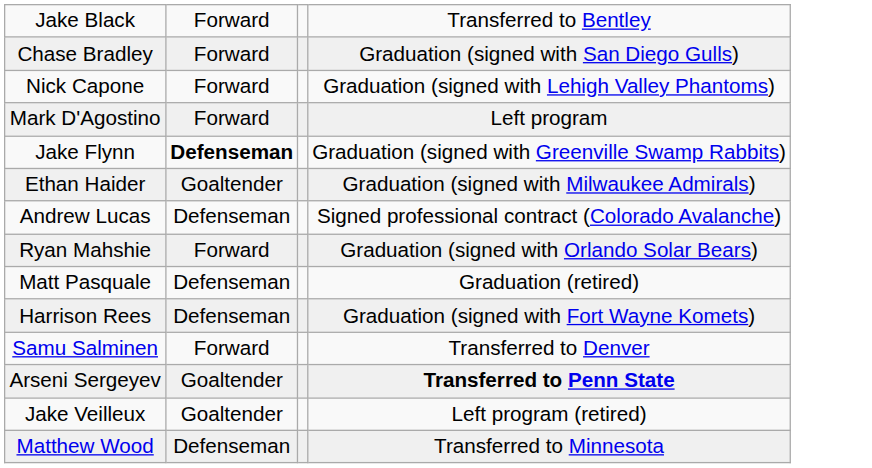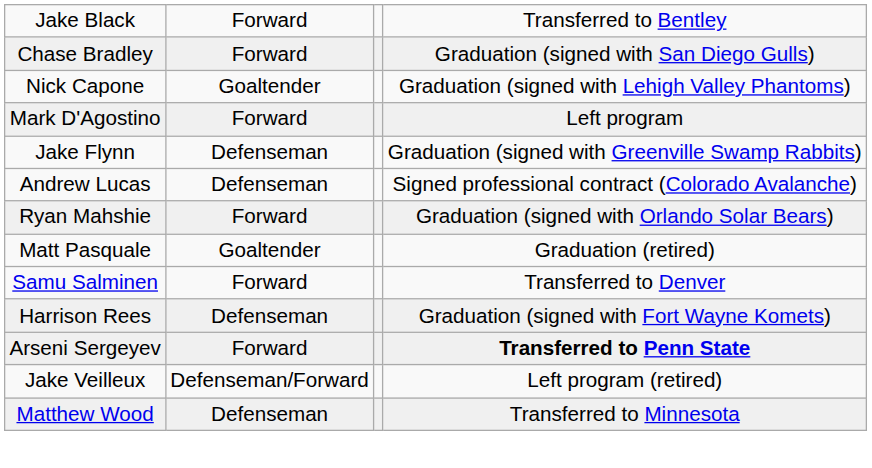(232, 86) Forward -> (270, 86) Goaltender
(232, 151) bold -> (270, 151) normal
- row: (85, 184)
(232, 282) Defenseman -> (270, 250) Goaltender
rows swapped: (85, 315) <-> (85, 348)
(232, 380) Goaltender -> (270, 348) Forward
(232, 413) Goaltender -> (270, 380) Defenseman/Forward
